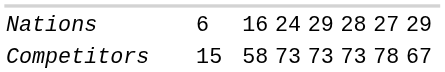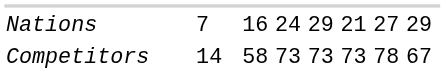(203, 25) 6 -> (203, 25) 7
(353, 25) 28 -> (353, 25) 21
(209, 57) 15 -> (209, 57) 14
